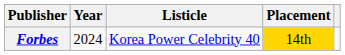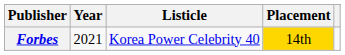(88, 38) 2024 -> (88, 38) 2021
